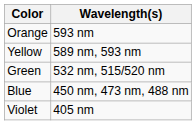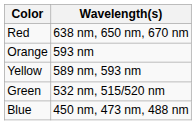+ row: (18, 33)
- row: (22, 110)
